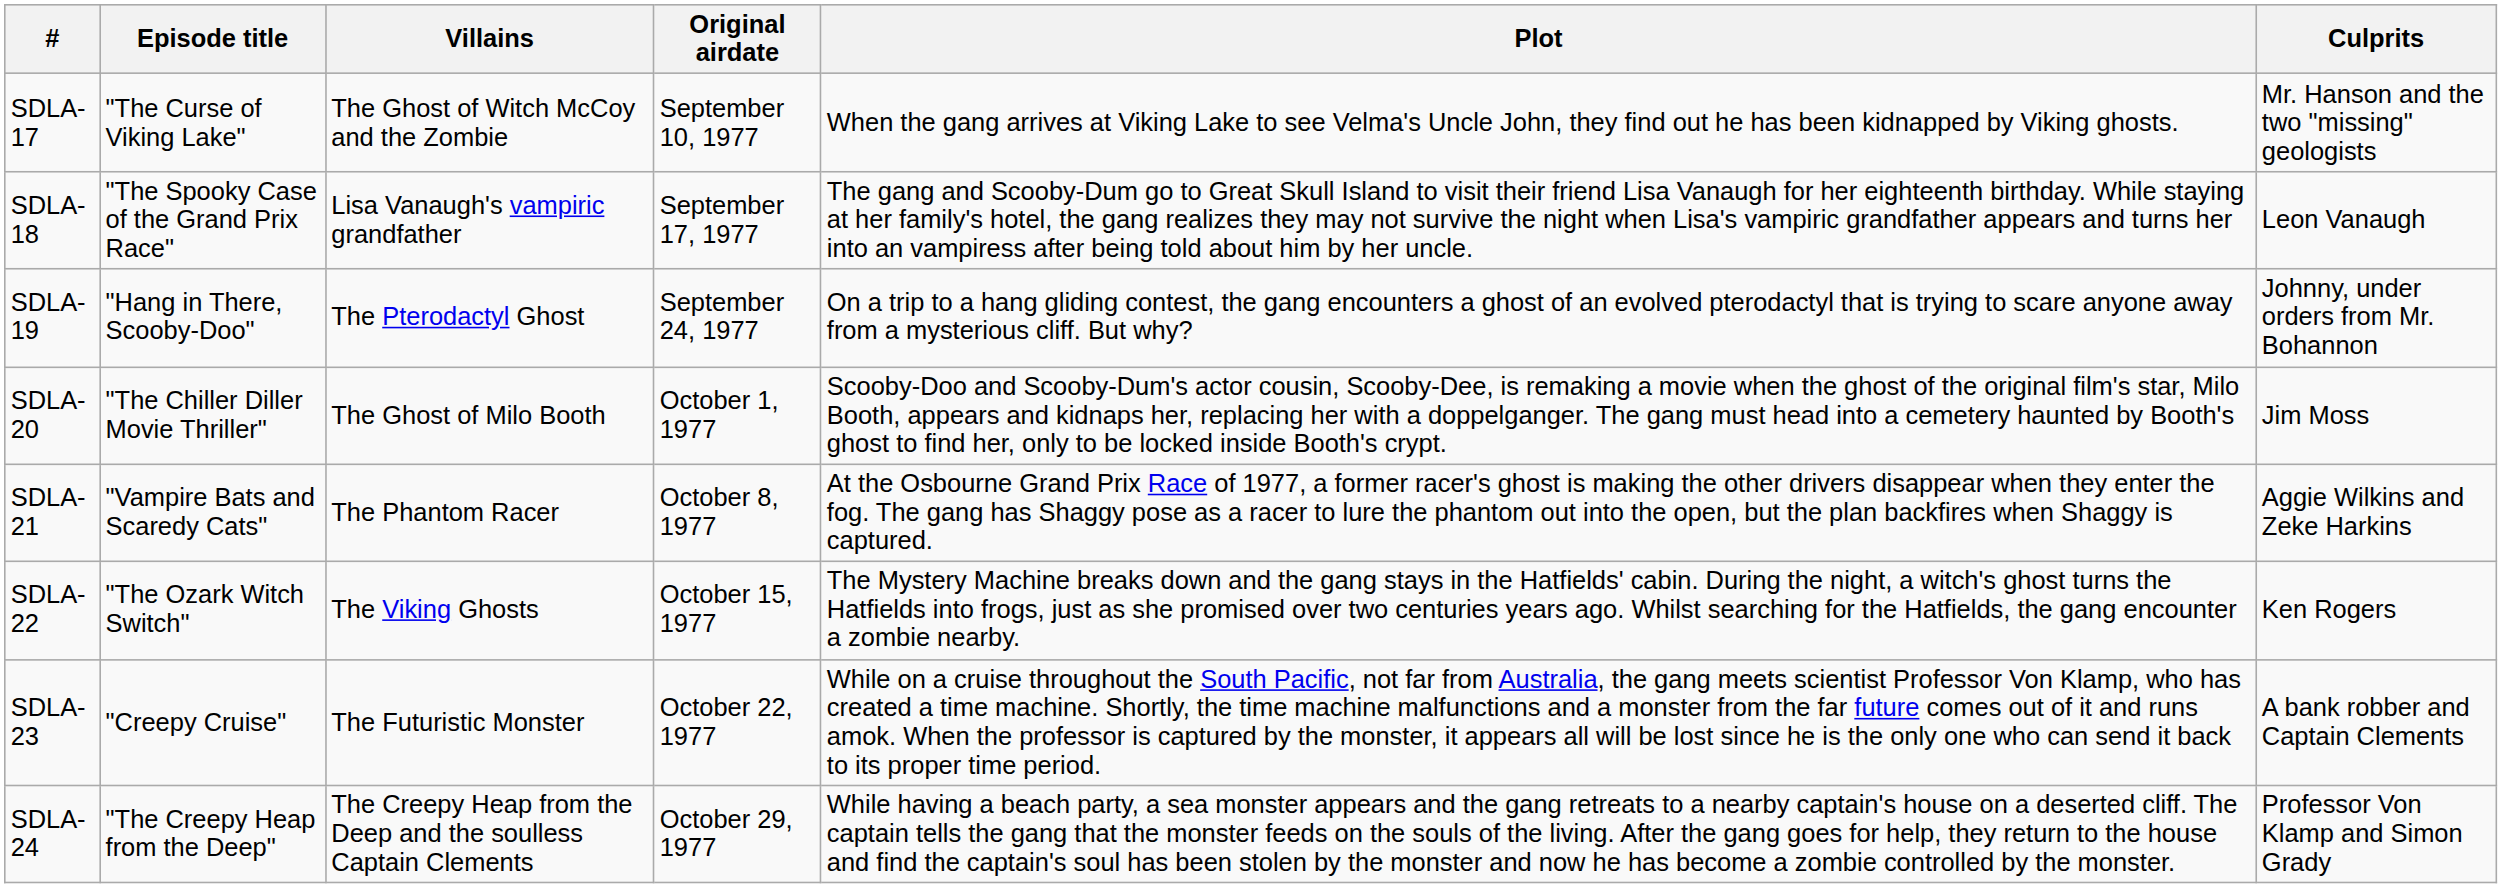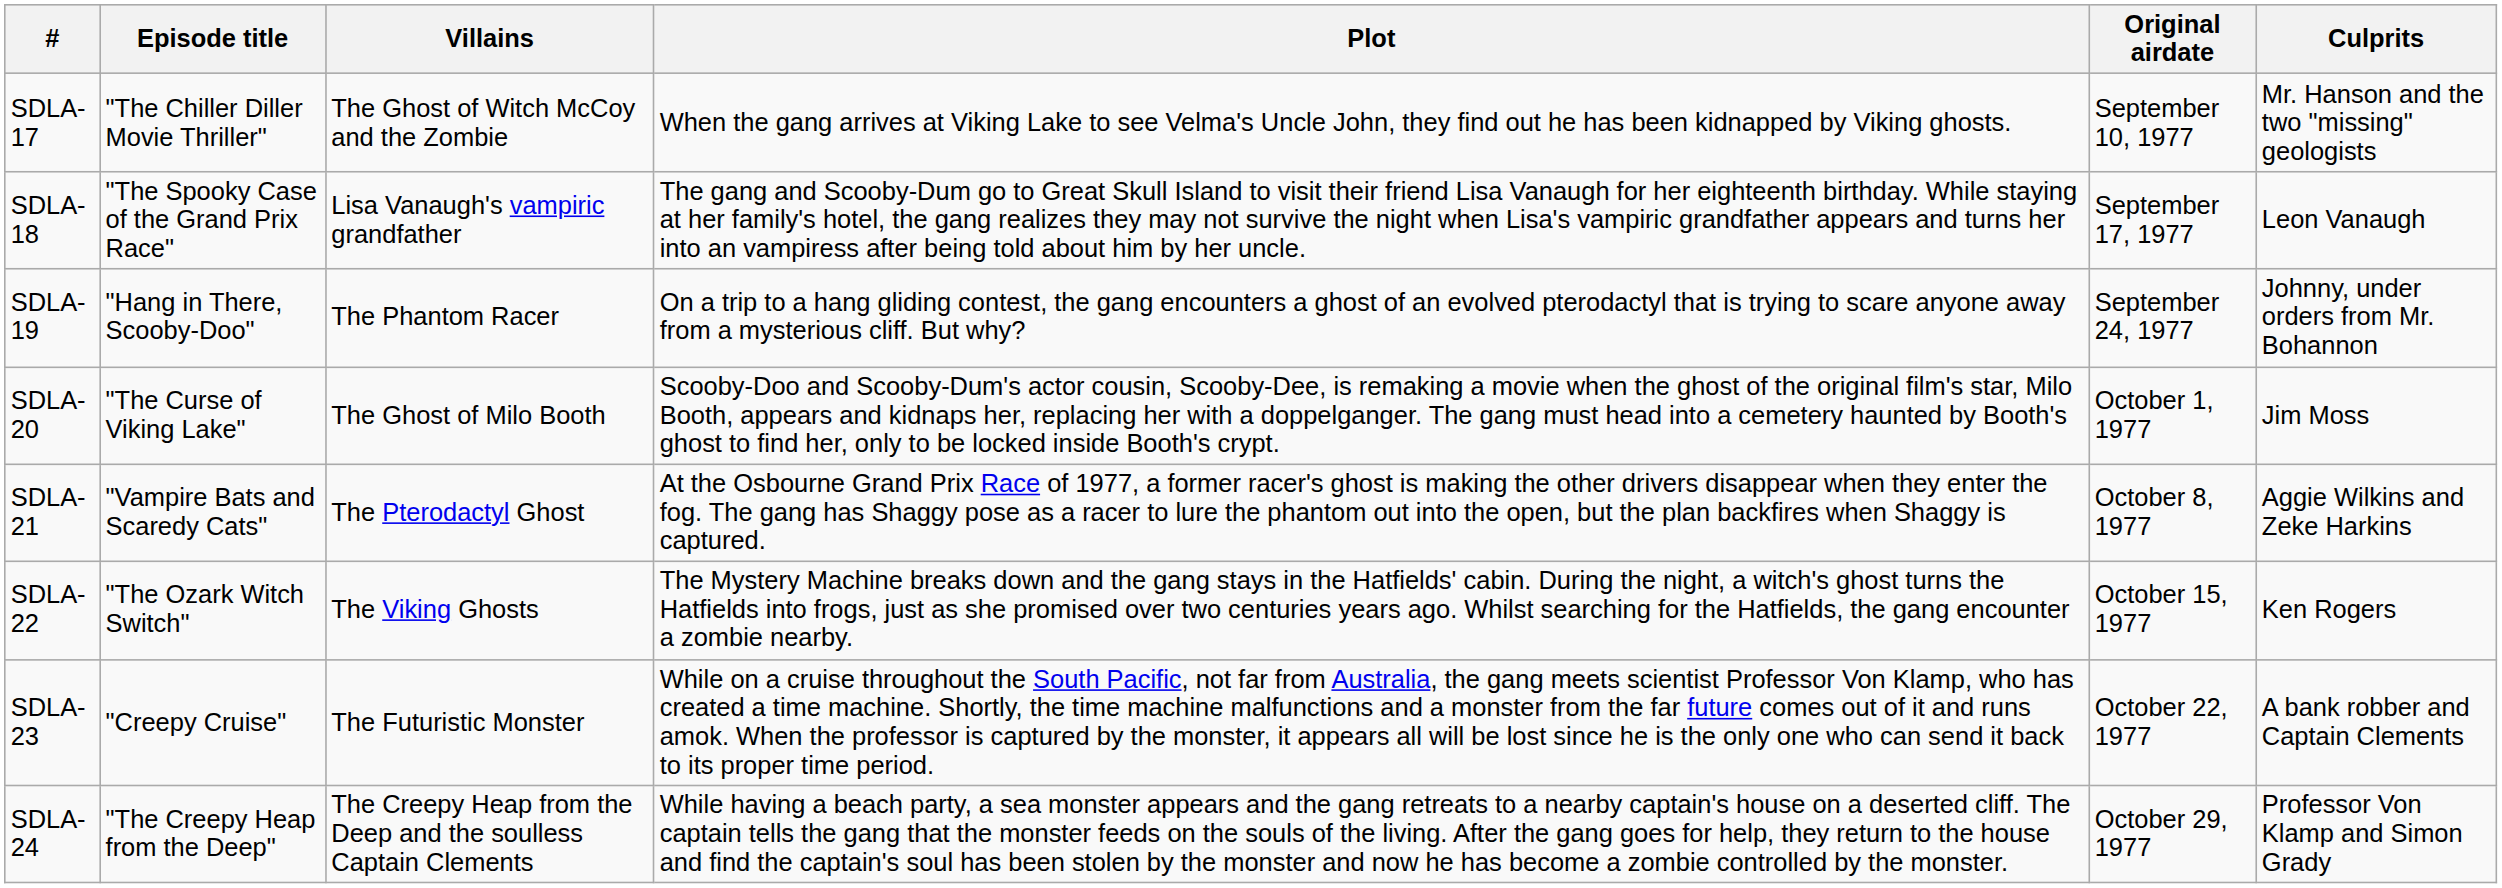columns swapped: (737, 38) <-> (1538, 38)
(184, 122) "The Curse of Viking Lake" -> (204, 122) "The Chiller Diller Movie Thriller"
(458, 317) The Pterodactyl Ghost -> (445, 317) The Phantom Racer
(204, 415) "The Chiller Diller Movie Thriller" -> (184, 415) "The Curse of Viking Lake"
(445, 512) The Phantom Racer -> (458, 512) The Pterodactyl Ghost
